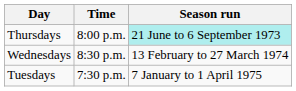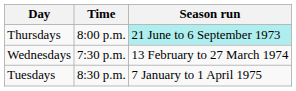(101, 55) 8:30 p.m. -> (101, 55) 7:30 p.m.
(101, 75) 7:30 p.m. -> (101, 75) 8:30 p.m.
